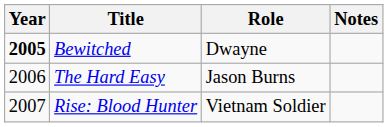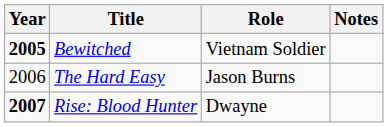(236, 48) Dwayne -> (266, 48) Vietnam Soldier
(27, 106) normal -> (27, 106) bold
(266, 106) Vietnam Soldier -> (236, 106) Dwayne
